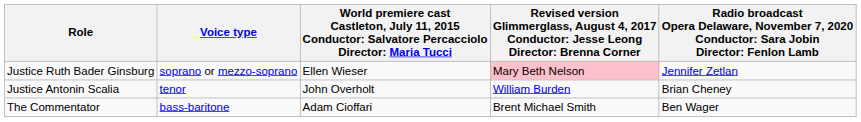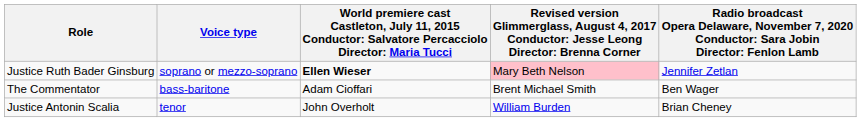(335, 70) normal -> (337, 70) bold
rows swapped: (63, 89) <-> (53, 107)
